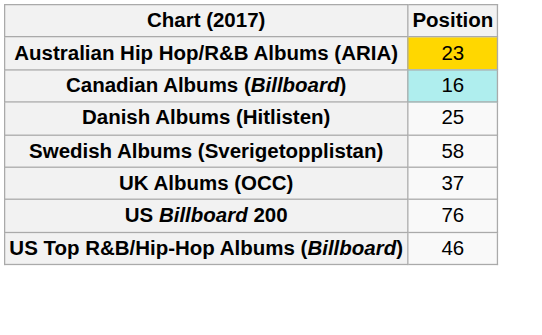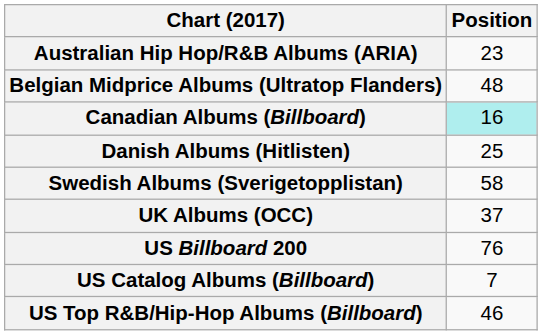(453, 53) gold background -> (492, 53) no background
+ row: (226, 85)
+ row: (226, 280)
